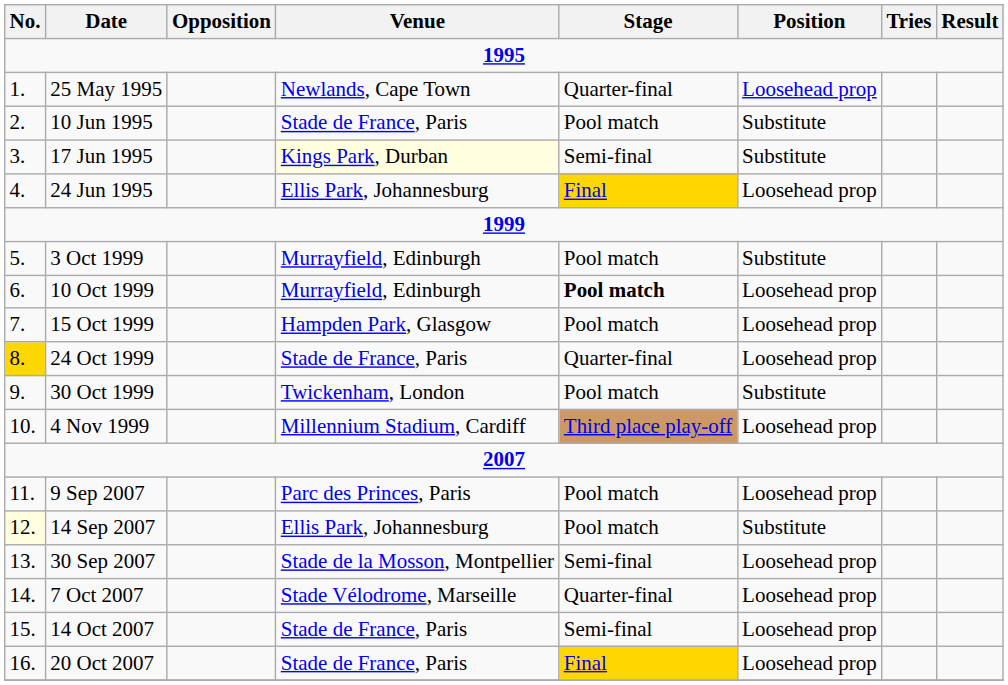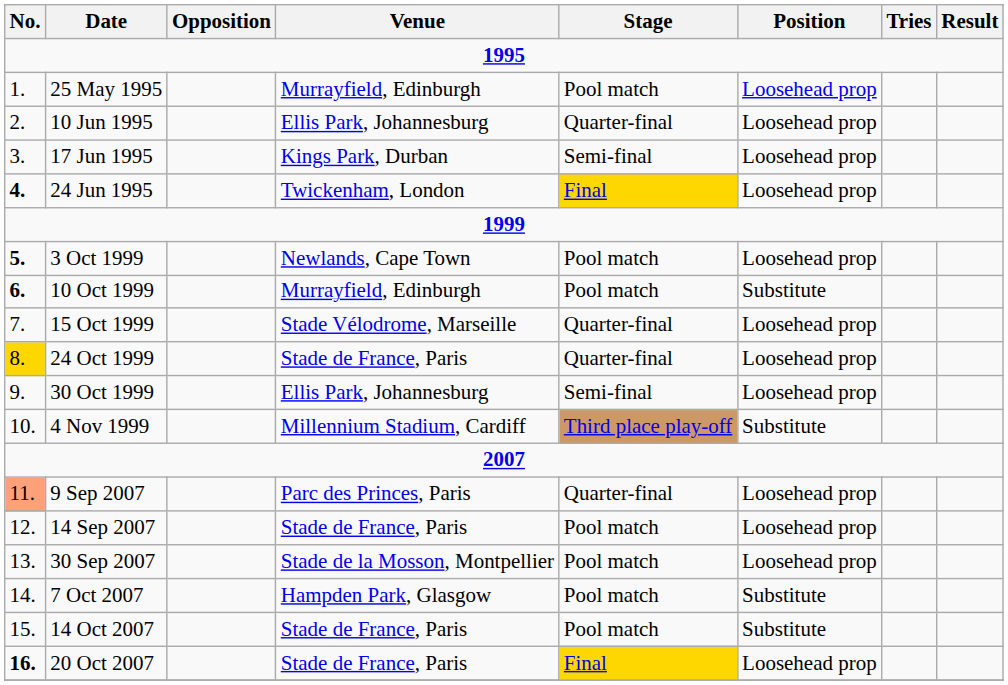(376, 88) Newlands, Cape Town -> (381, 88) Murrayfield, Edinburgh
(618, 88) Quarter-final -> (611, 88) Pool match
(374, 122) Stade de France, Paris -> (385, 122) Ellis Park, Johannesburg
(611, 122) Pool match -> (618, 122) Quarter-final
(784, 122) Substitute -> (809, 122) Loosehead prop
(364, 156) lightyellow background -> (364, 156) no background
(784, 156) Substitute -> (809, 156) Loosehead prop
(17, 190) normal -> (17, 190) bold
(385, 190) Ellis Park, Johannesburg -> (373, 190) Twickenham, London
(17, 257) normal -> (17, 257) bold
(381, 257) Murrayfield, Edinburgh -> (376, 257) Newlands, Cape Town
(784, 257) Substitute -> (809, 257) Loosehead prop
(17, 291) normal -> (17, 291) bold
(614, 291) bold -> (611, 291) normal
(809, 291) Loosehead prop -> (784, 291) Substitute
(386, 325) Hampden Park, Glasgow -> (399, 325) Stade Vélodrome, Marseille
(611, 325) Pool match -> (618, 325) Quarter-final
(373, 392) Twickenham, London -> (385, 392) Ellis Park, Johannesburg
(611, 392) Pool match -> (608, 392) Semi-final
(784, 392) Substitute -> (809, 392) Loosehead prop
(809, 426) Loosehead prop -> (784, 426) Substitute
(22, 493) no background -> (22, 493) lightsalmon background
(611, 493) Pool match -> (618, 493) Quarter-final
(23, 527) lightyellow background -> (23, 527) no background
(385, 527) Ellis Park, Johannesburg -> (374, 527) Stade de France, Paris
(784, 527) Substitute -> (809, 527) Loosehead prop
(608, 561) Semi-final -> (611, 561) Pool match
(399, 595) Stade Vélodrome, Marseille -> (386, 595) Hampden Park, Glasgow
(618, 595) Quarter-final -> (611, 595) Pool match
(809, 595) Loosehead prop -> (784, 595) Substitute
(608, 628) Semi-final -> (611, 628) Pool match
(809, 628) Loosehead prop -> (784, 628) Substitute
(23, 662) normal -> (23, 662) bold
